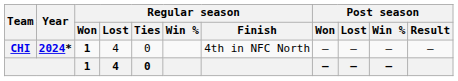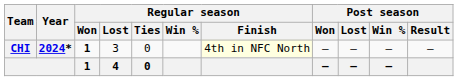(116, 49) 4 -> (116, 49) 3
(257, 49) no background -> (257, 49) lightyellow background
